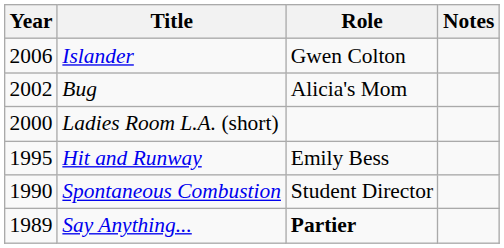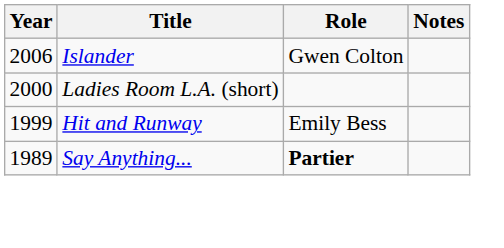- row: (80, 89)
(31, 157) 1995 -> (31, 123) 1999
- row: (172, 191)
